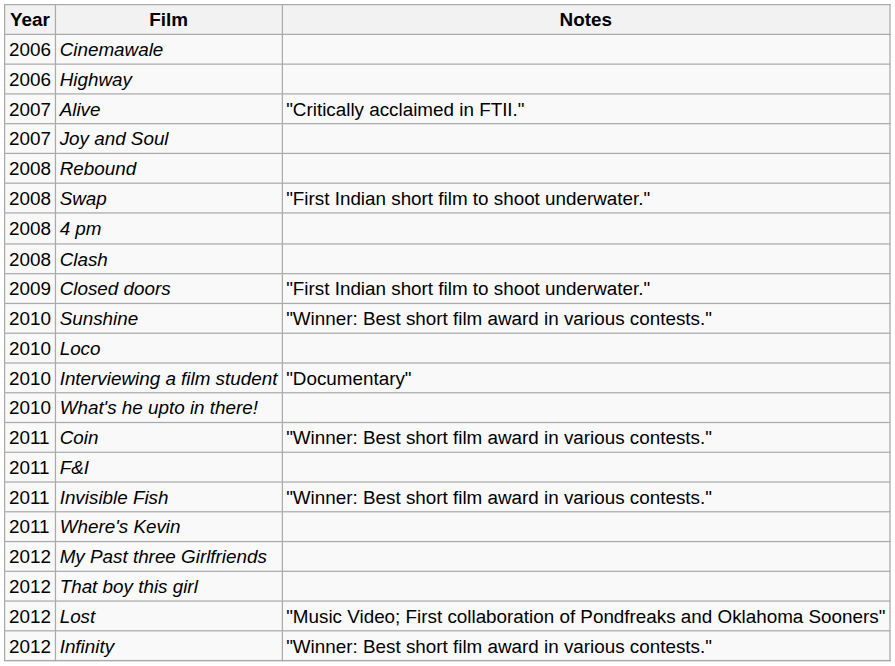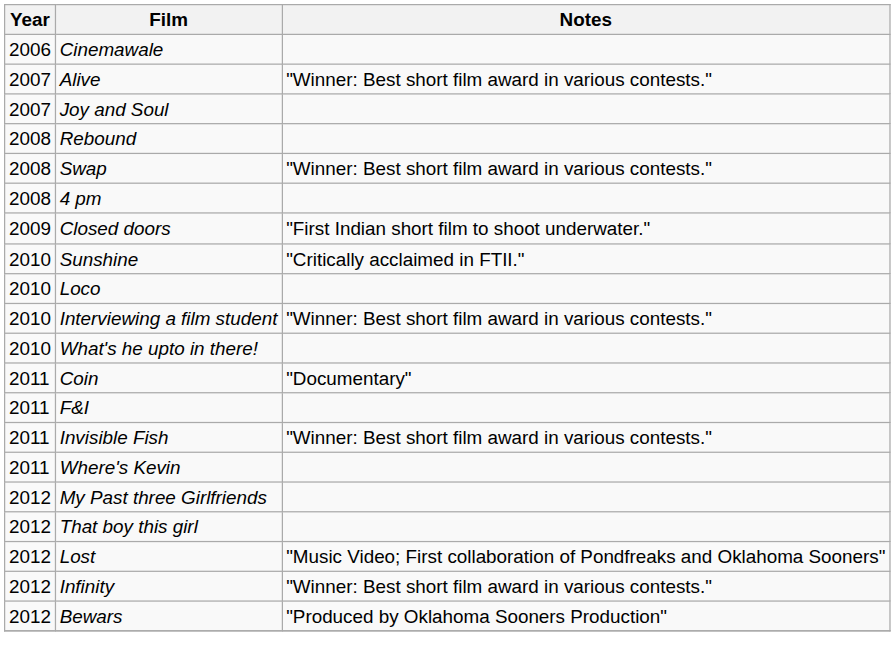- row: (96, 79)
(405, 109) "Critically acclaimed in FTII." -> (499, 79) "Winner: Best short film award in various contests."
(468, 199) "First Indian short film to shoot underwater." -> (499, 169) "Winner: Best short film award in various contests."
- row: (84, 258)
(499, 318) "Winner: Best short film award in various contests." -> (405, 258) "Critically acclaimed in FTII."
(349, 378) "Documentary" -> (499, 318) "Winner: Best short film award in various contests."
(499, 437) "Winner: Best short film award in various contests." -> (349, 378) "Documentary"
+ row: (91, 616)
